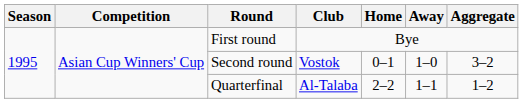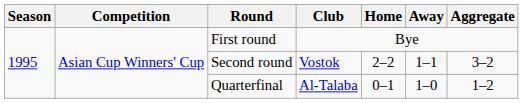(383, 62) 0–1 -> (383, 62) 2–2
(426, 62) 1–0 -> (426, 62) 1–1
(383, 86) 2–2 -> (383, 86) 0–1
(426, 86) 1–1 -> (426, 86) 1–0
